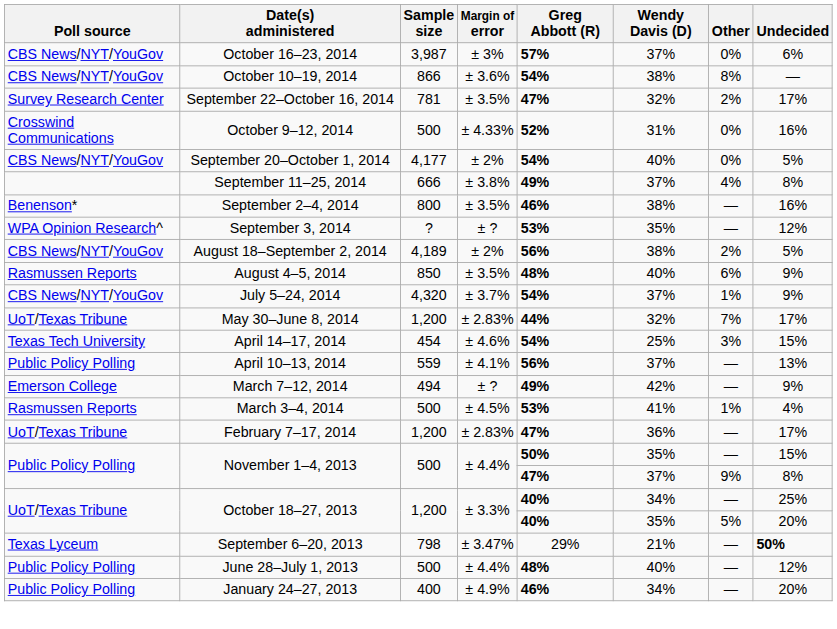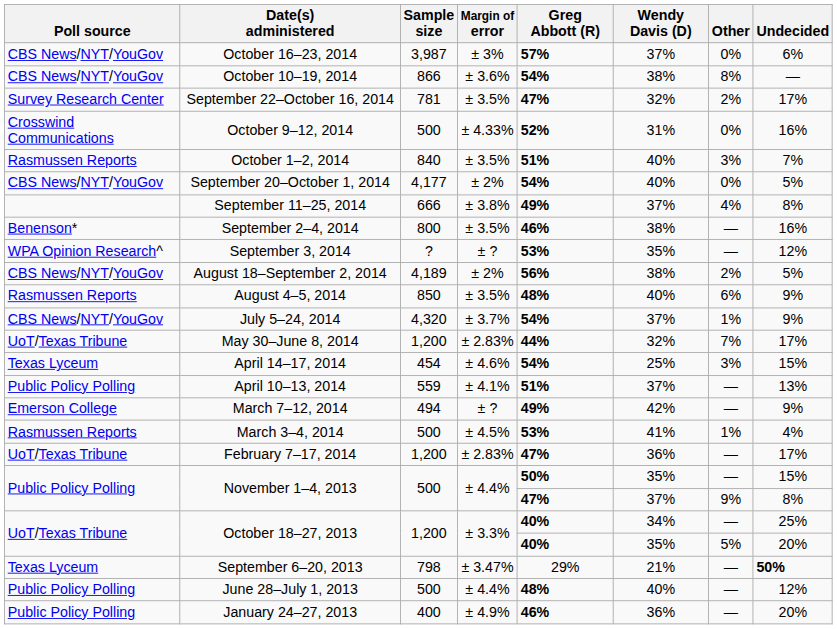+ row: (290, 160)
(76, 341) Texas Tech University -> (53, 364) Texas Lyceum
(535, 364) 56% -> (535, 386) 51%
(661, 589) 34% -> (661, 612) 36%
